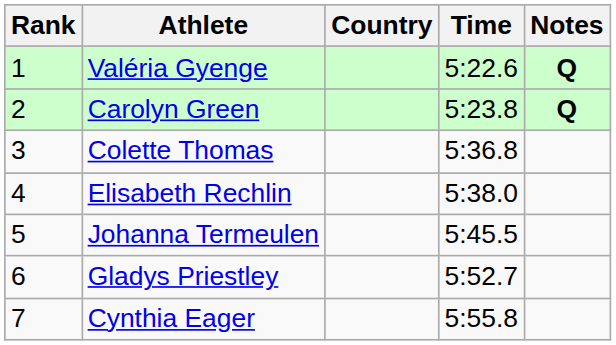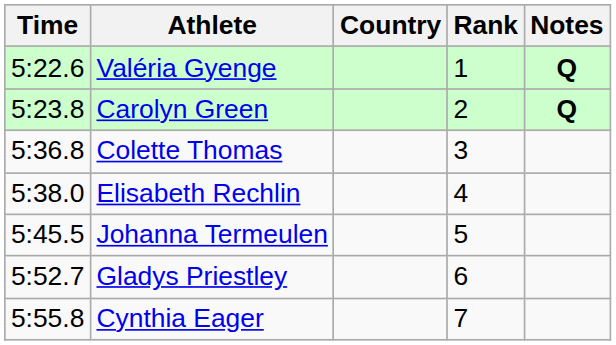columns swapped: (43, 25) <-> (481, 25)
